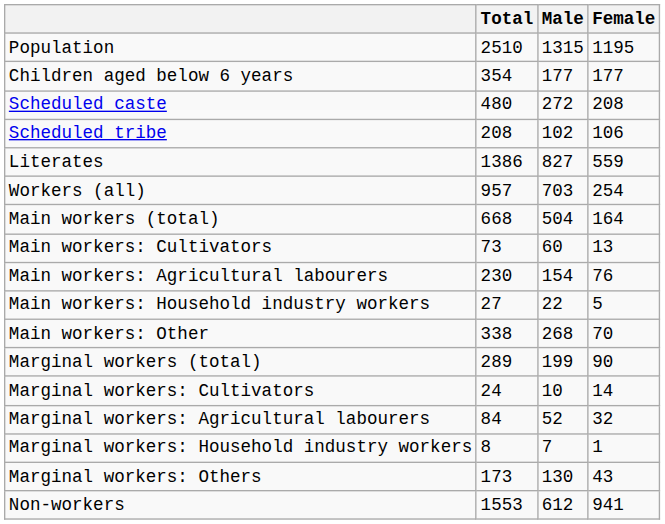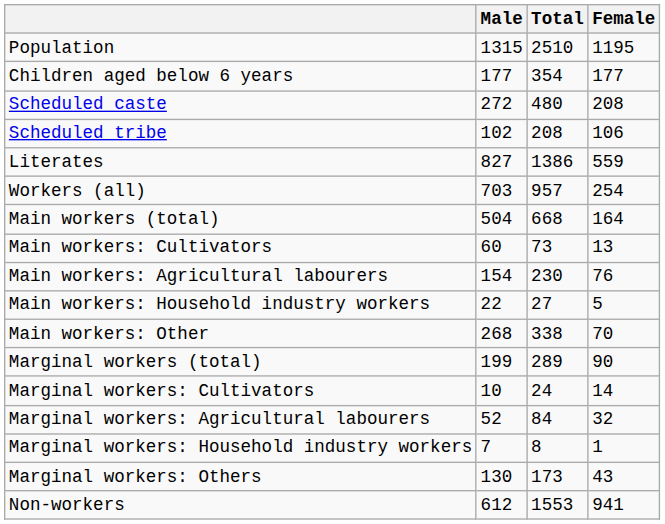columns swapped: (507, 19) <-> (563, 19)
